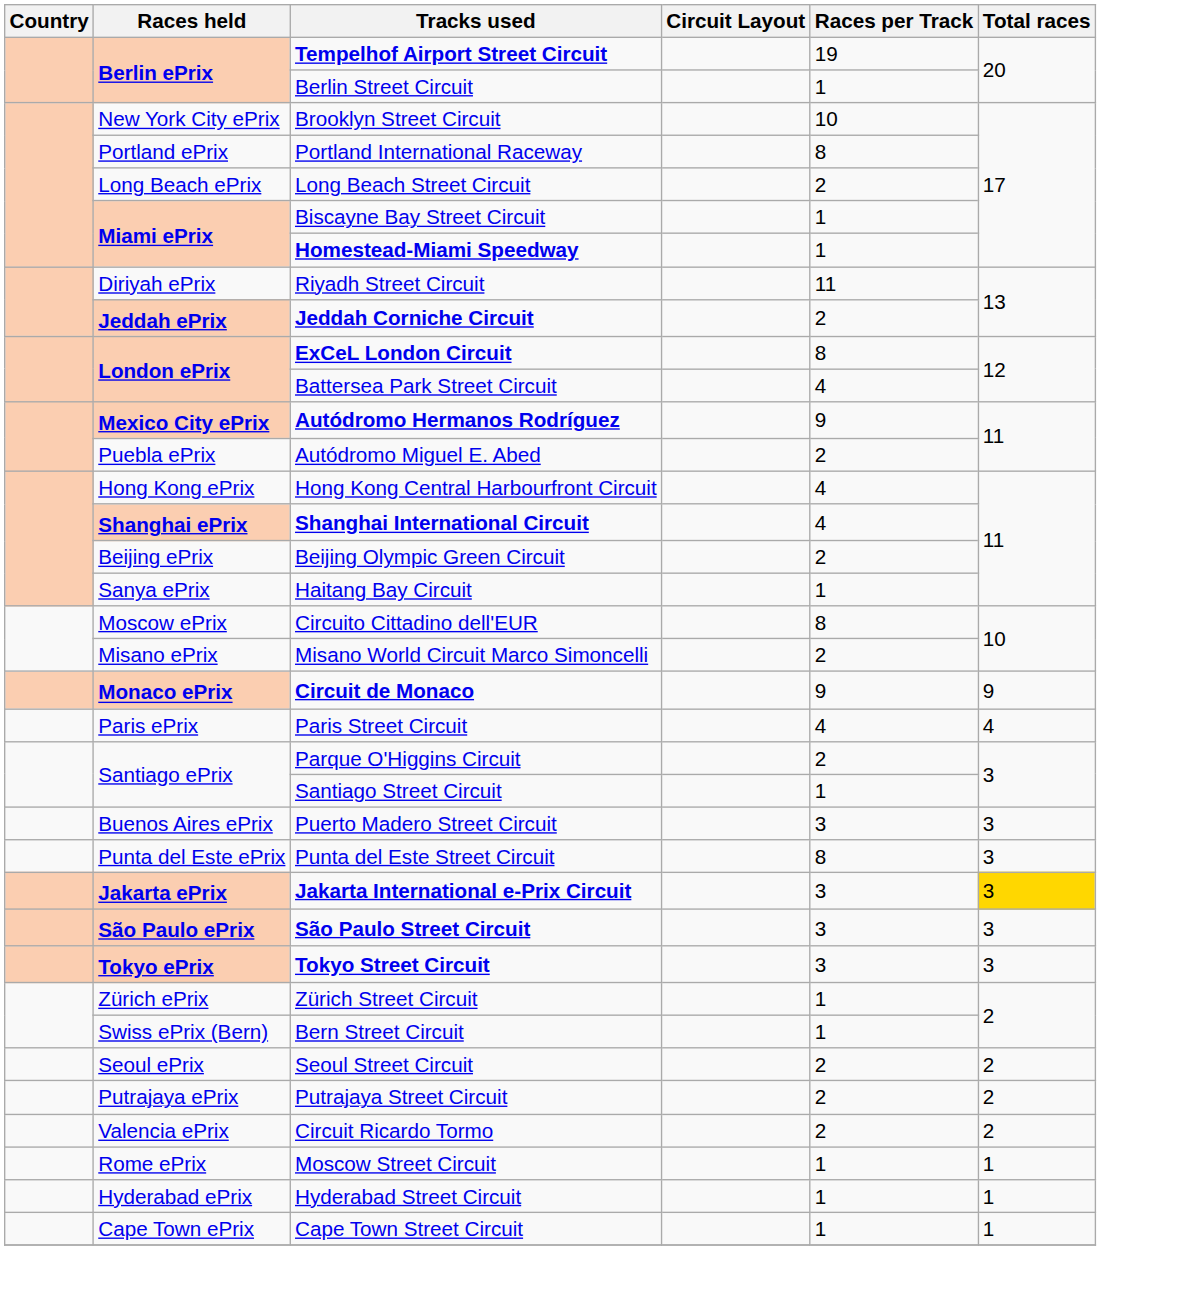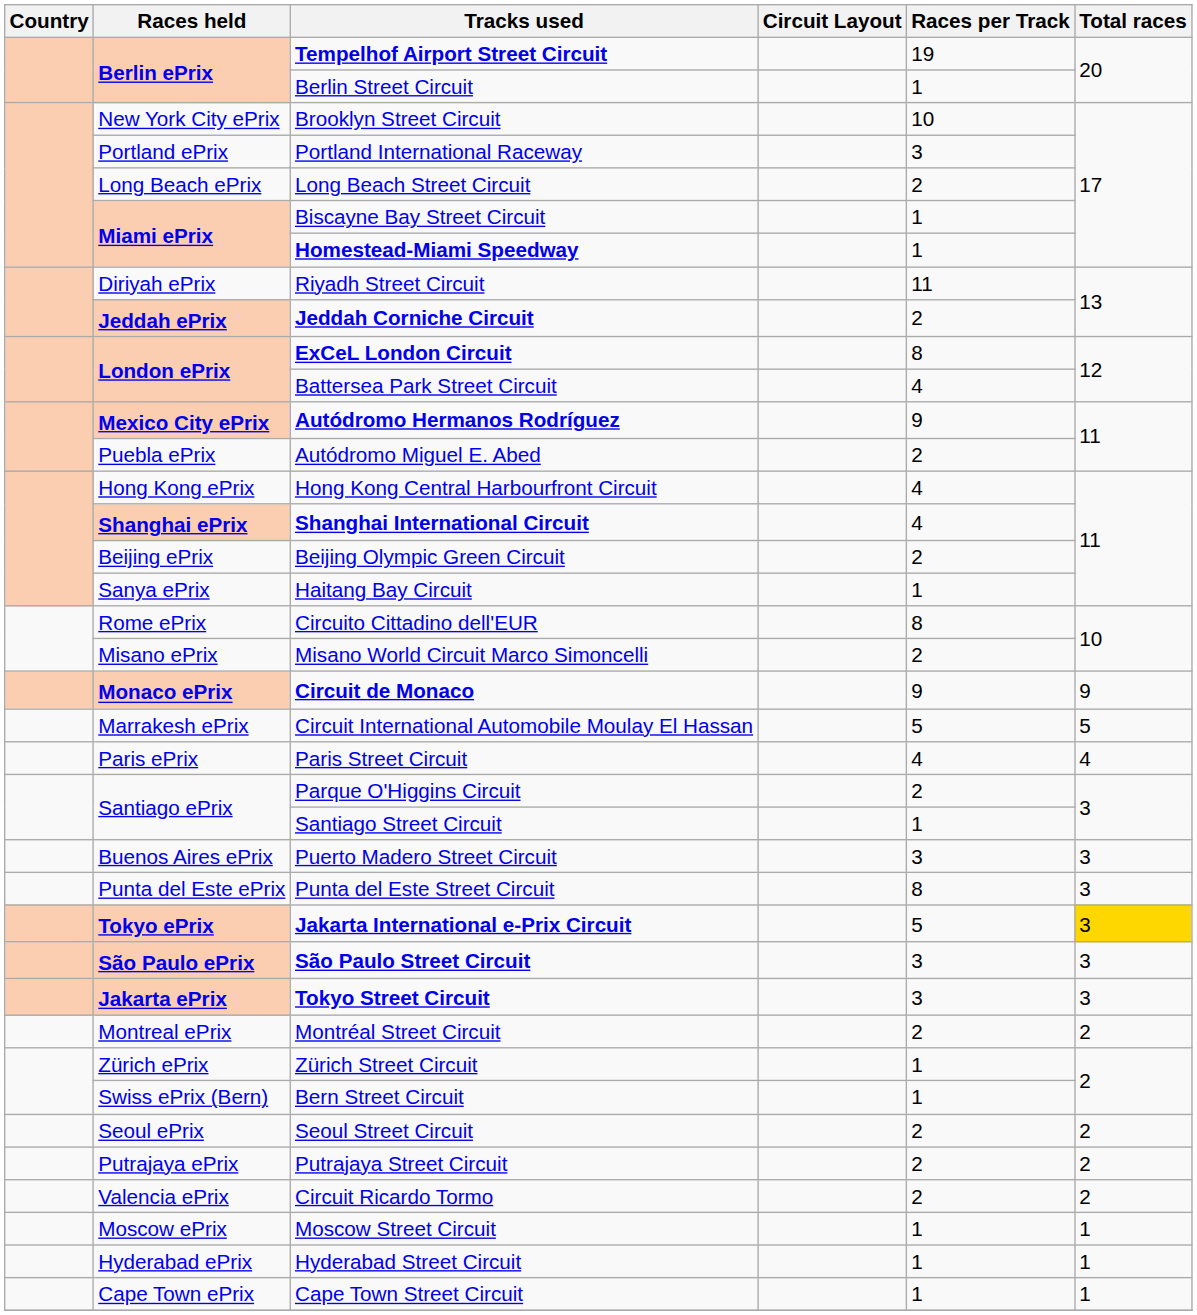(820, 152) 8 -> (917, 152) 3
(163, 623) Moscow ePrix -> (152, 623) Rome ePrix
+ row: (524, 725)
(163, 893) Jakarta ePrix -> (156, 926) Tokyo ePrix
(820, 891) 3 -> (917, 924) 5
(156, 967) Tokyo ePrix -> (163, 999) Jakarta ePrix
+ row: (398, 1032)
(152, 1163) Rome ePrix -> (163, 1228) Moscow ePrix
